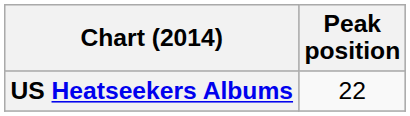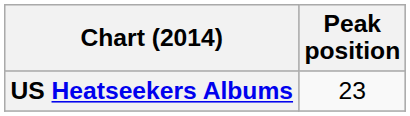(352, 90) 22 -> (352, 90) 23
